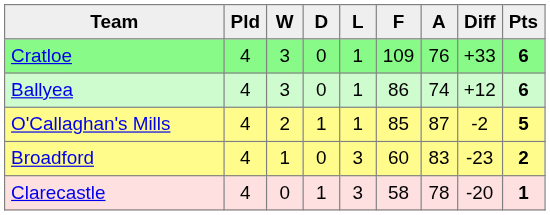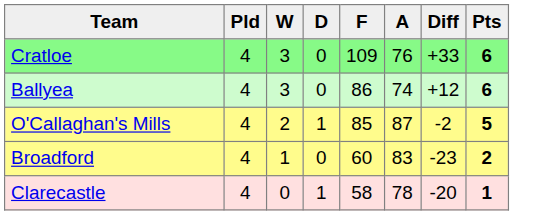- column: (358, 21)
